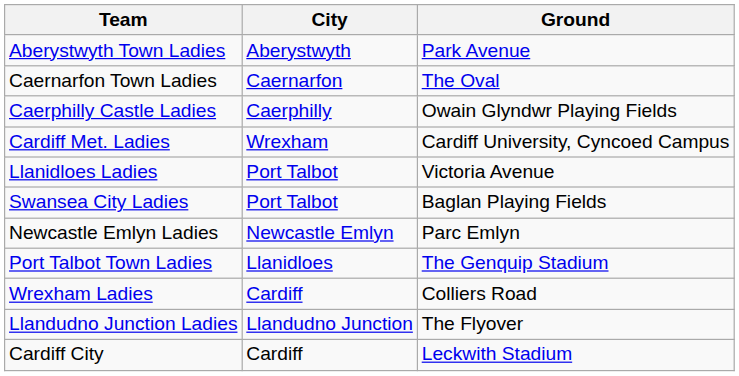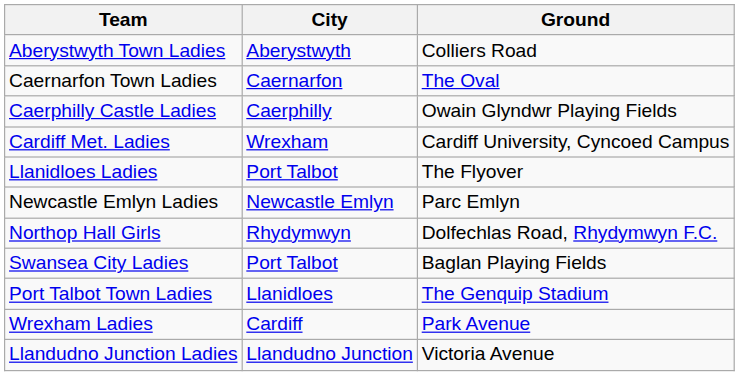(476, 50) Park Avenue -> (479, 50) Colliers Road
(488, 171) Victoria Avenue -> (472, 171) The Flyover
rows swapped: (114, 232) <-> (99, 202)
+ row: (85, 232)
(479, 293) Colliers Road -> (476, 324) Park Avenue
(472, 324) The Flyover -> (488, 354) Victoria Avenue
- row: (56, 354)
